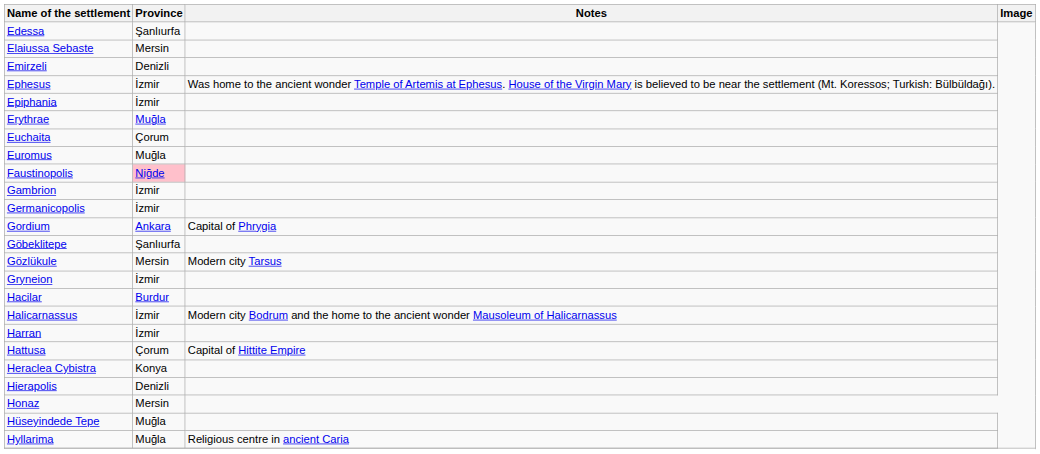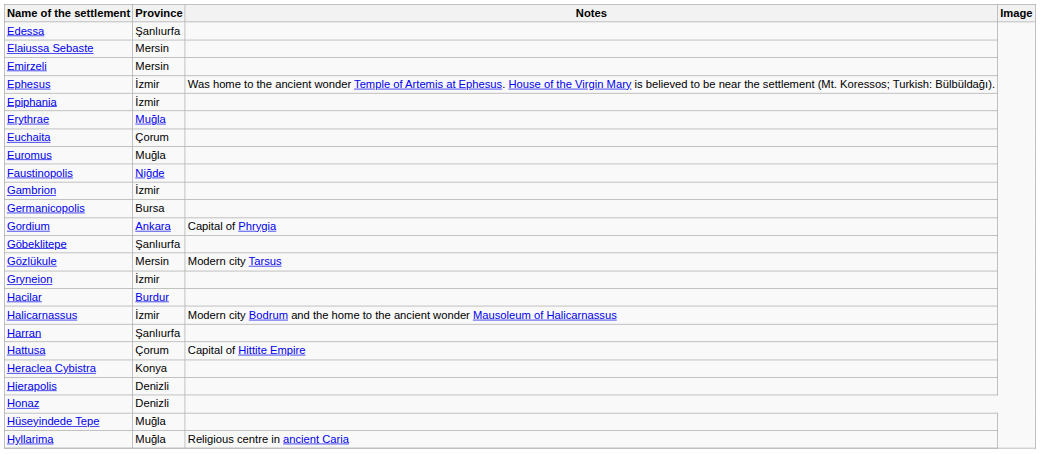(152, 66) Denizli -> (152, 66) Mersin
(150, 173) pink background -> (150, 173) no background
(147, 208) İzmir -> (150, 208) Bursa
(147, 333) İzmir -> (158, 333) Şanlıurfa
(152, 404) Mersin -> (152, 404) Denizli
